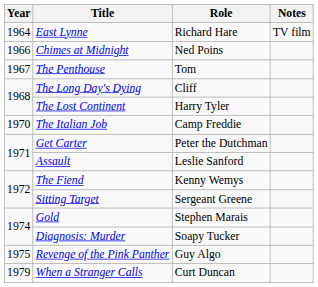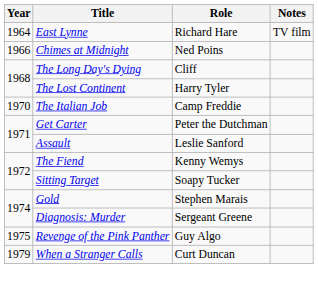- row: (70, 69)
(213, 198) Sergeant Greene -> (207, 180) Soapy Tucker
(207, 236) Soapy Tucker -> (213, 217) Sergeant Greene
